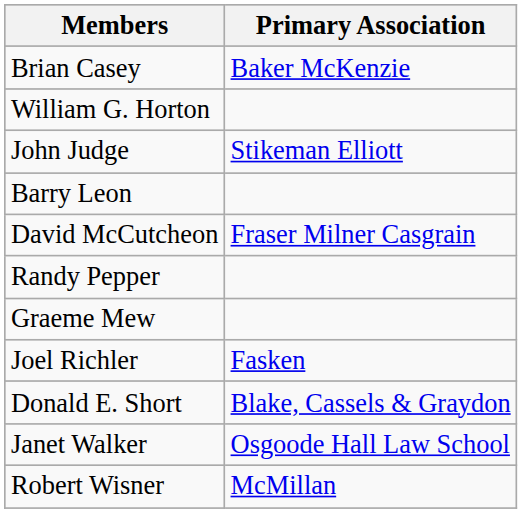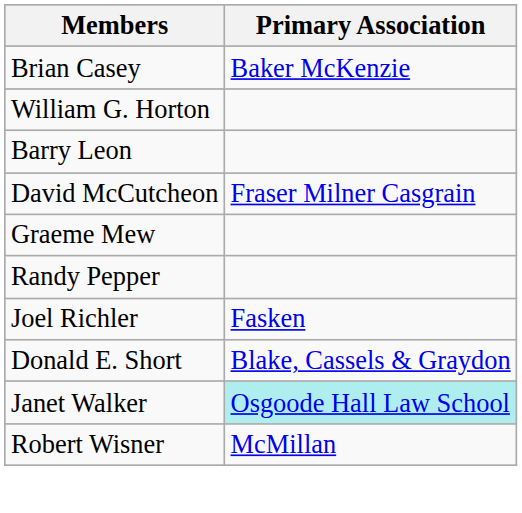- row: (70, 151)
rows swapped: (83, 318) <-> (85, 276)
(370, 444) no background -> (370, 402) paleturquoise background
